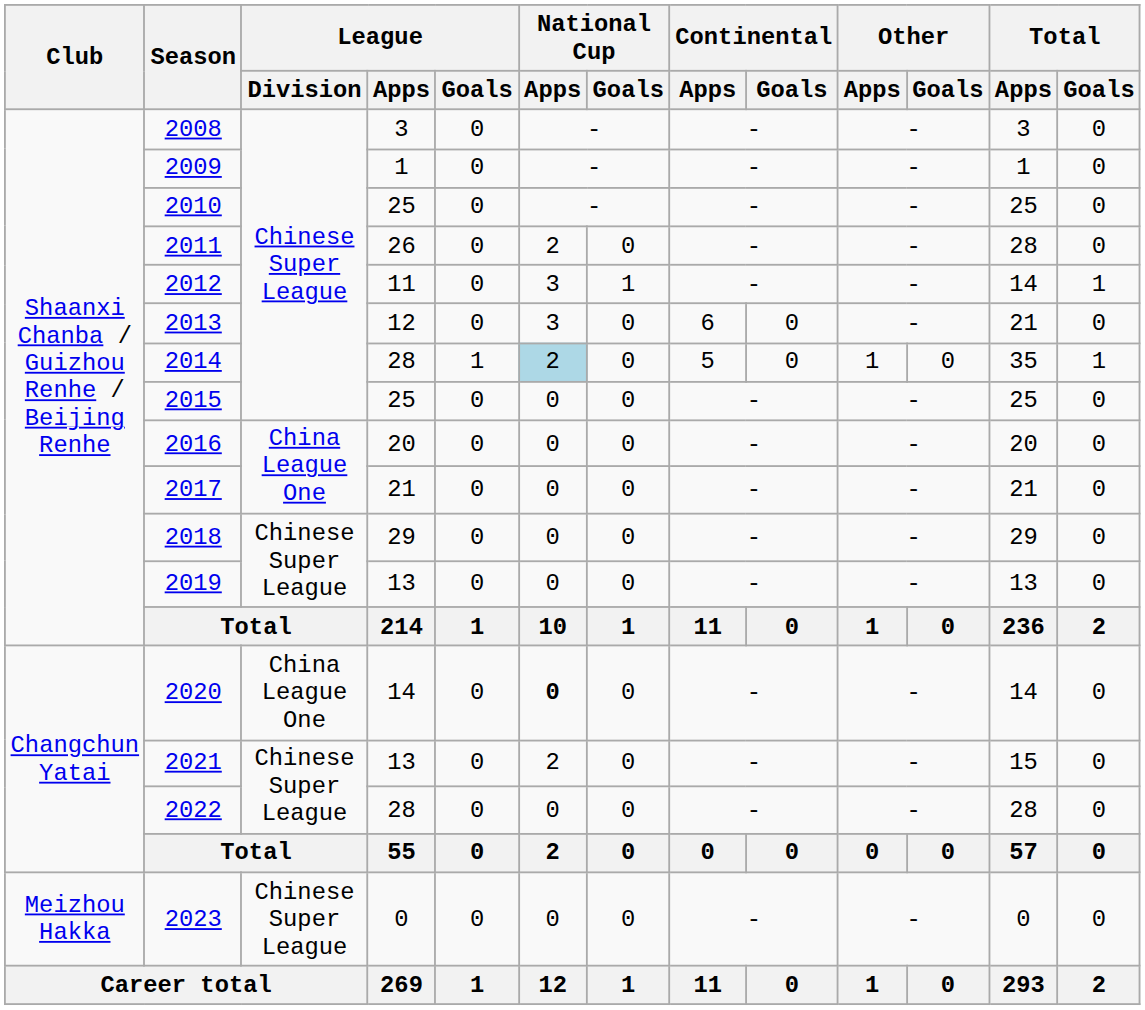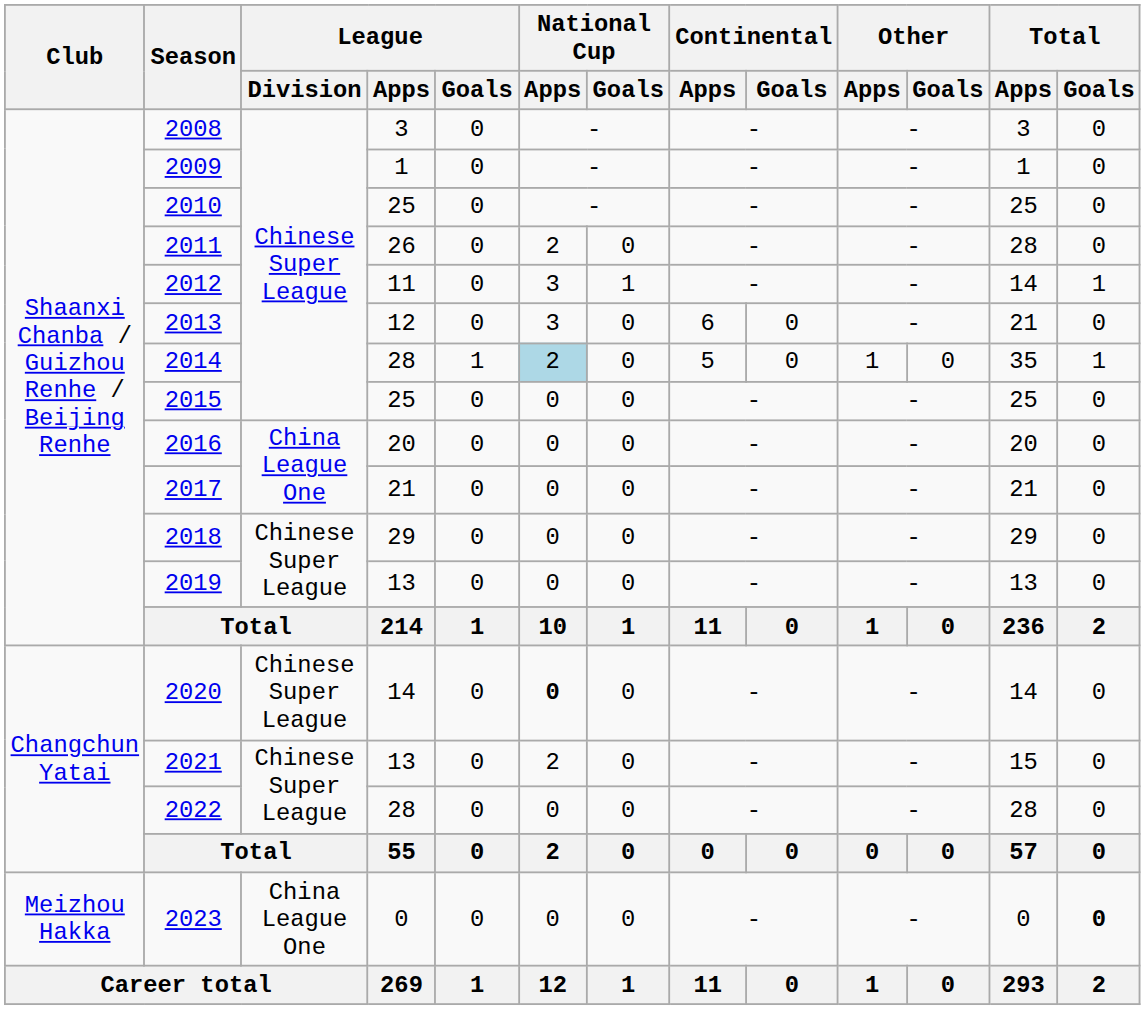(304, 693) China League One -> (305, 693) Chinese Super League
(305, 919) Chinese Super League -> (304, 919) China League One
(1099, 919) normal -> (1099, 919) bold
